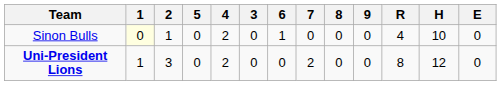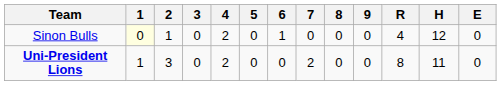columns swapped: (254, 14) <-> (197, 14)
(439, 35) 10 -> (439, 35) 12
(439, 63) 12 -> (439, 63) 11
